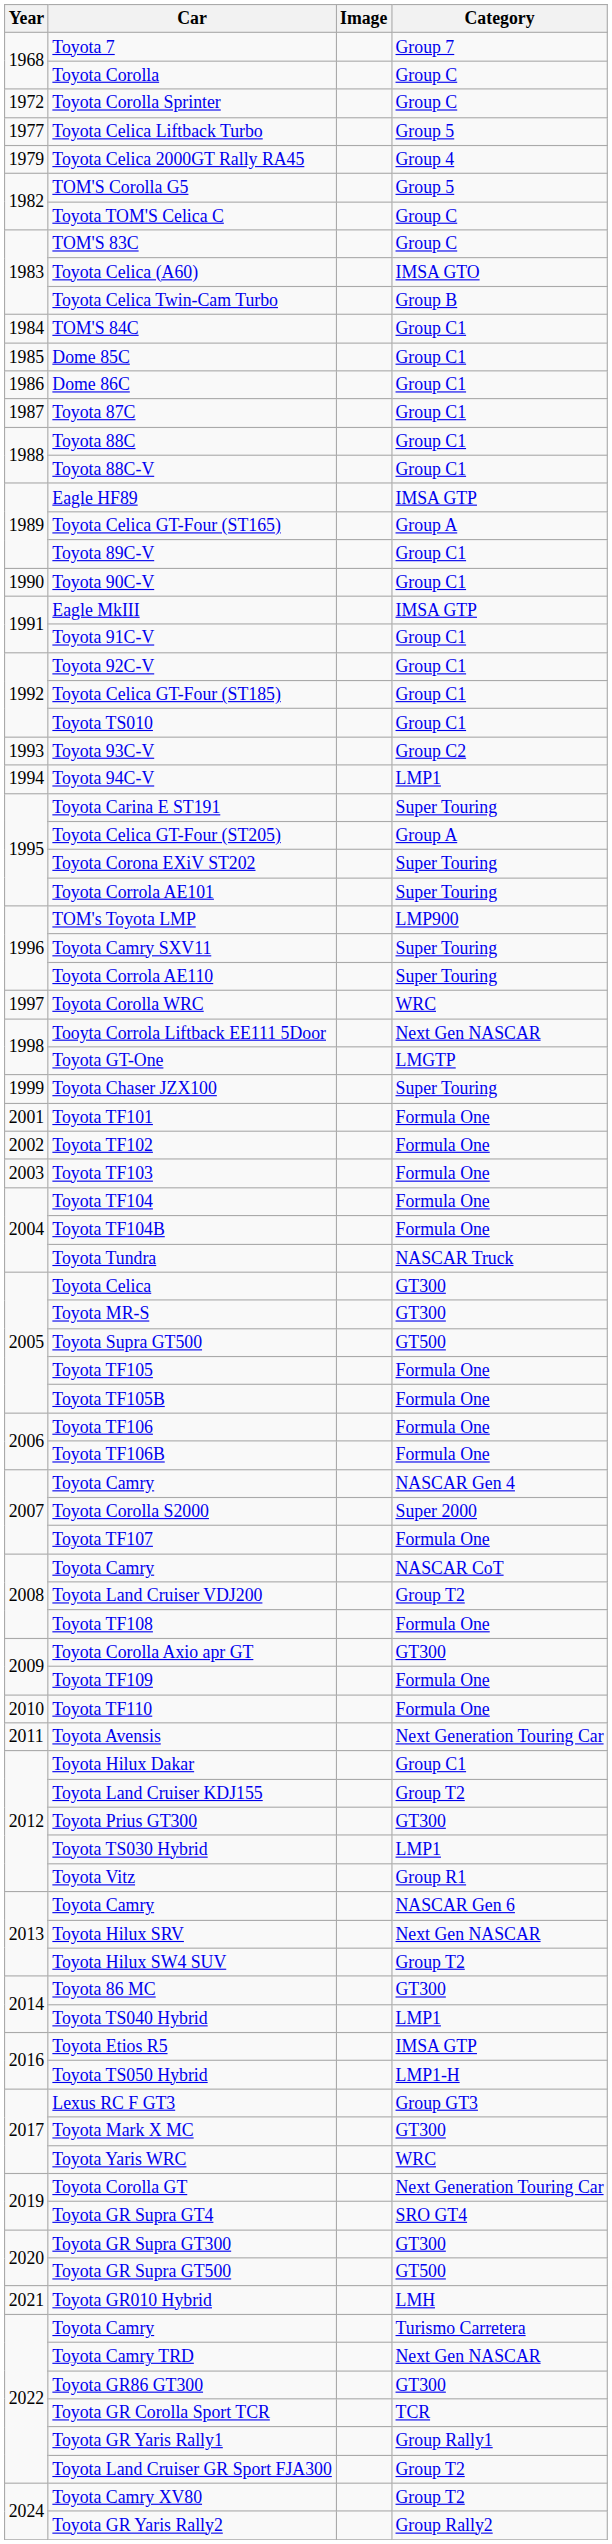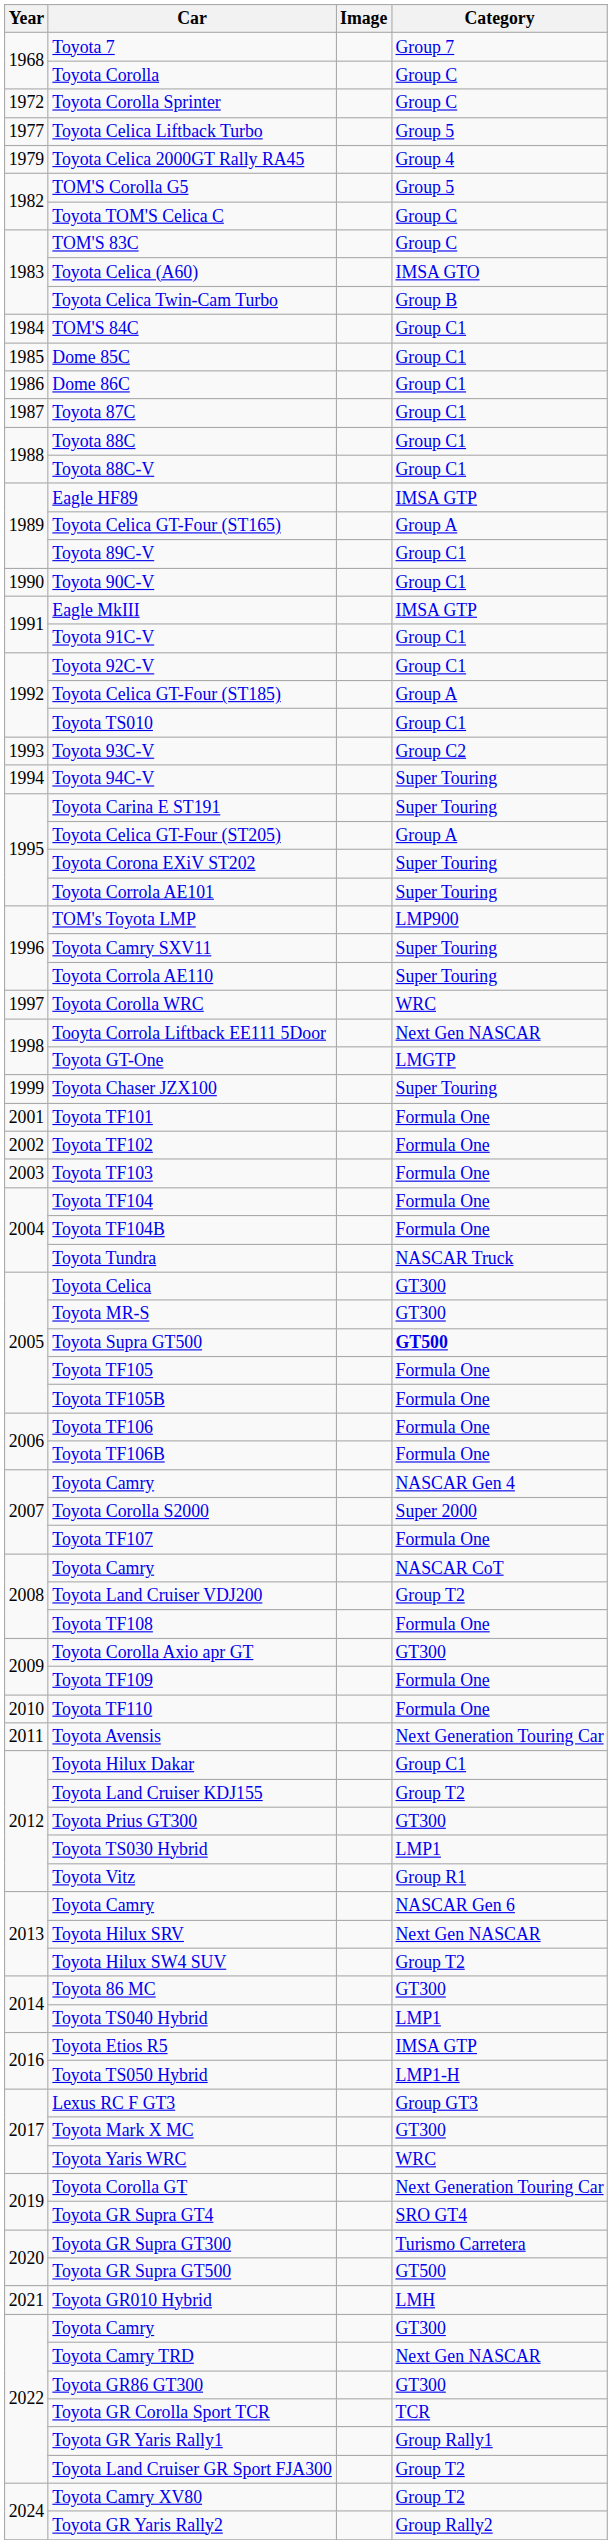(431, 694) Group C1 -> (426, 694) Group A
(418, 779) LMP1 -> (446, 779) Super Touring
(421, 1342) normal -> (422, 1342) bold
(421, 2243) GT300 -> (461, 2243) Turismo Carretera
(461, 2328) Turismo Carretera -> (421, 2328) GT300
